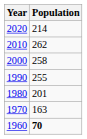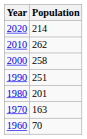(40, 77) 255 -> (40, 77) 251
(37, 126) bold -> (37, 126) normal
